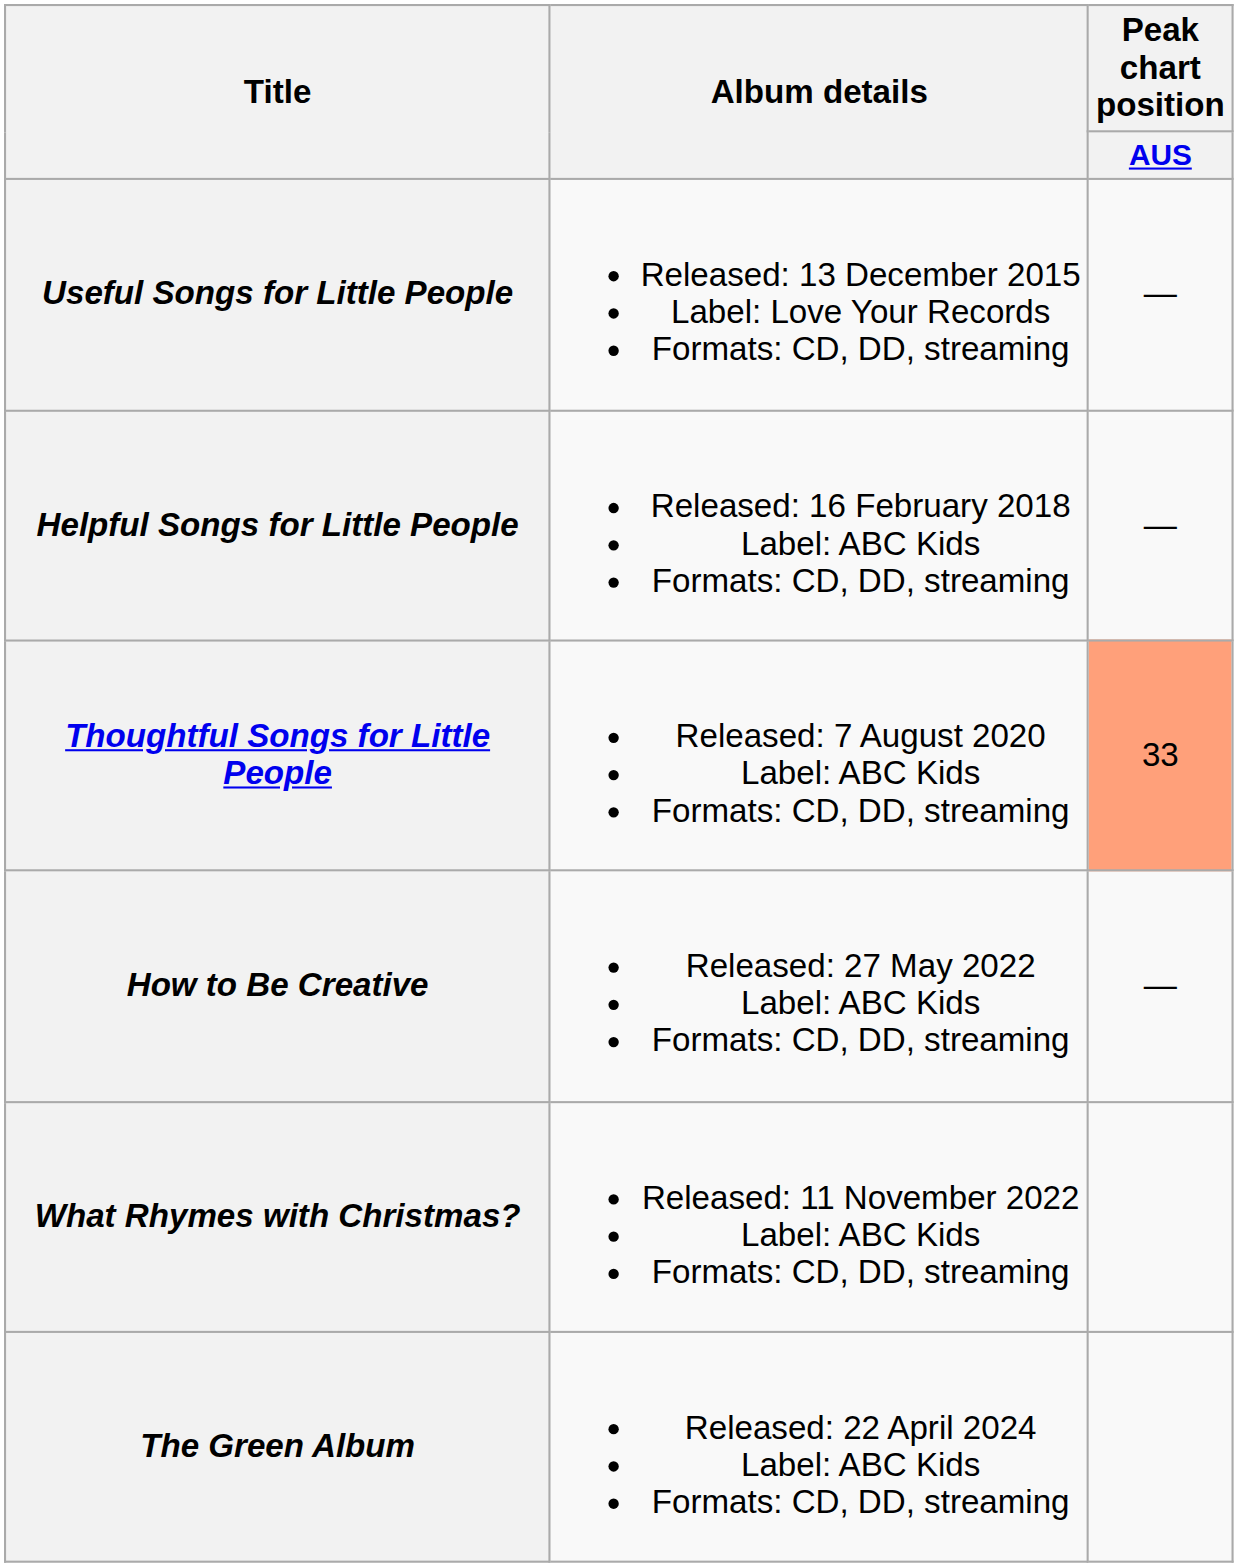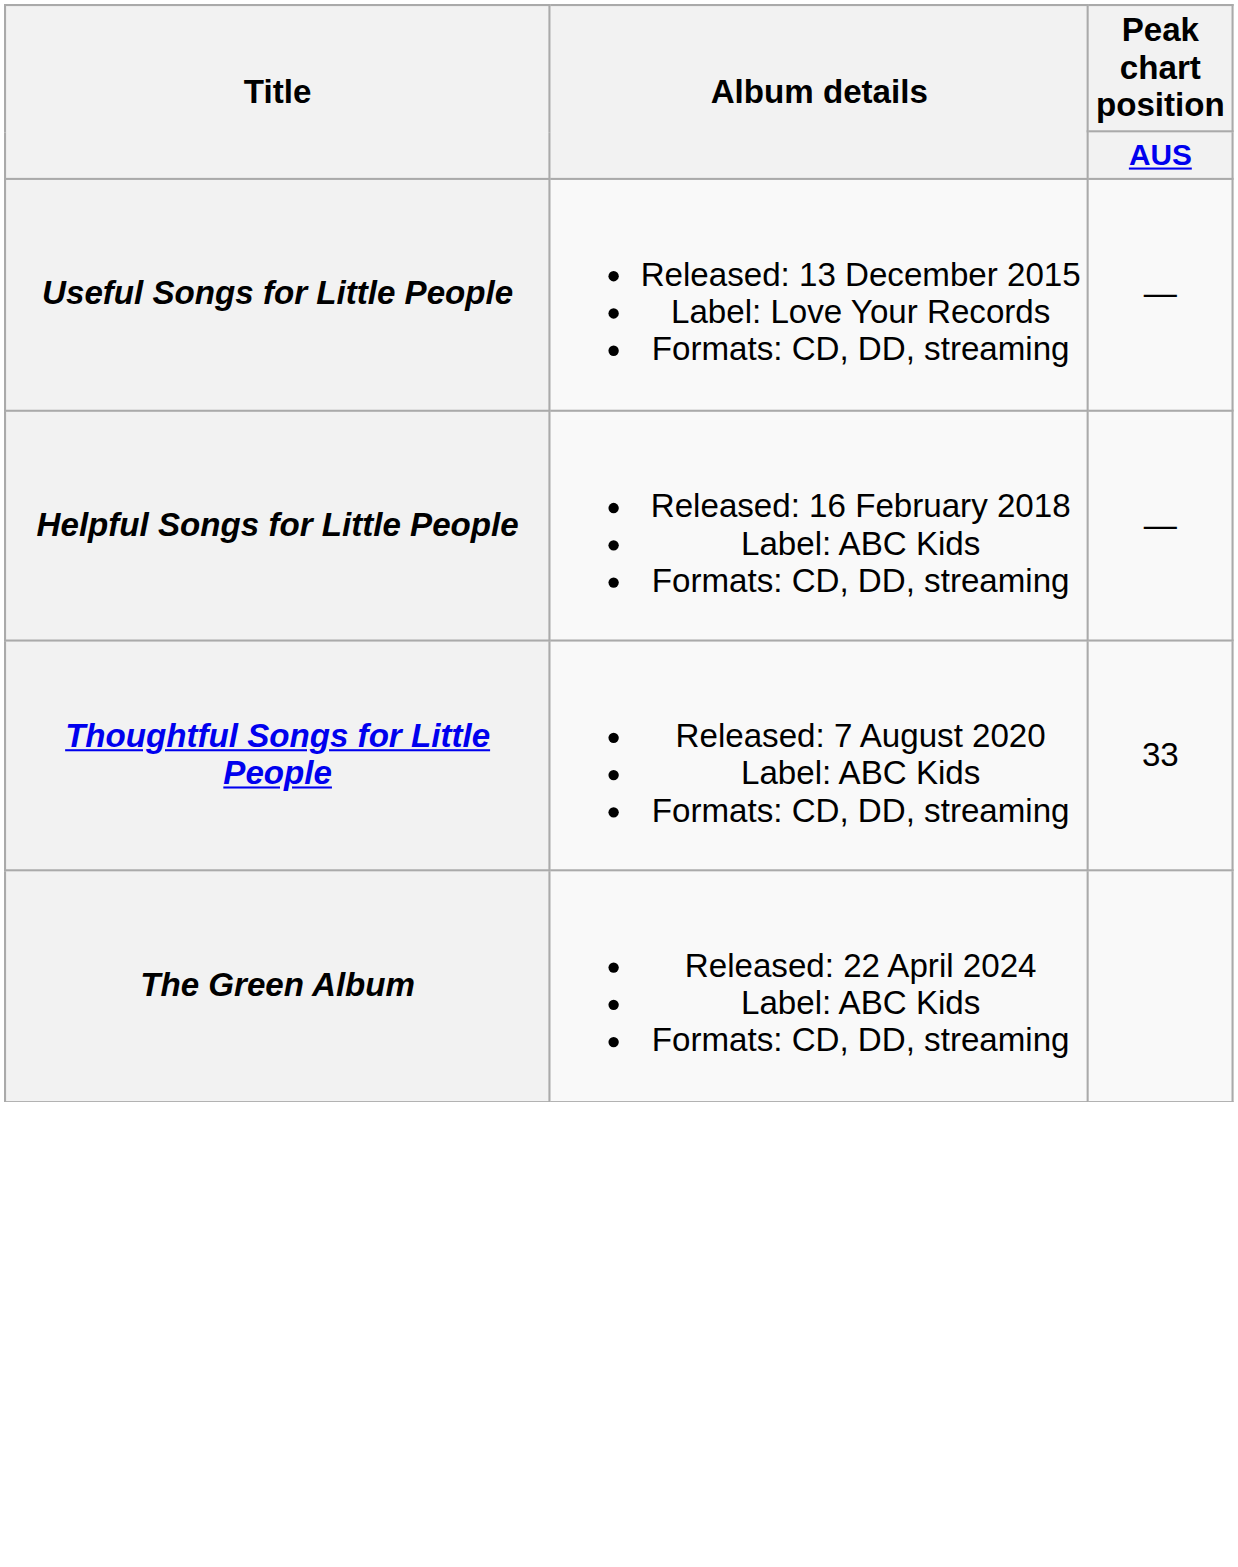(1160, 755) lightsalmon background -> (1160, 755) no background
- row: (278, 985)
- row: (278, 1216)
